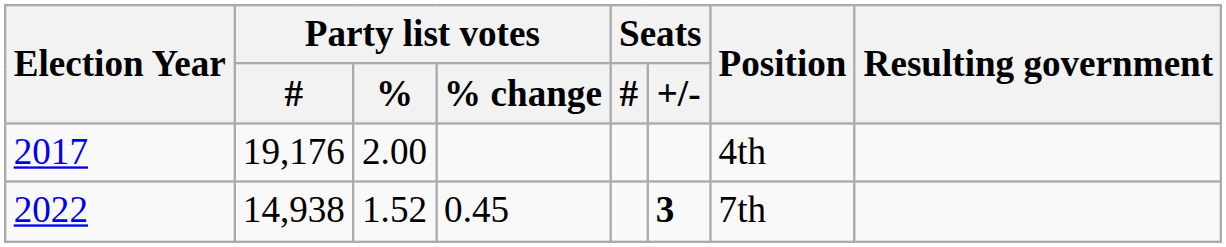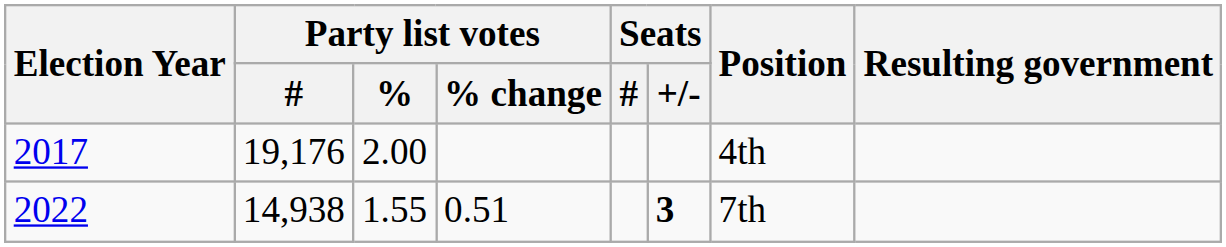(395, 210) 1.52 -> (395, 210) 1.55
(477, 210) 0.45 -> (477, 210) 0.51
